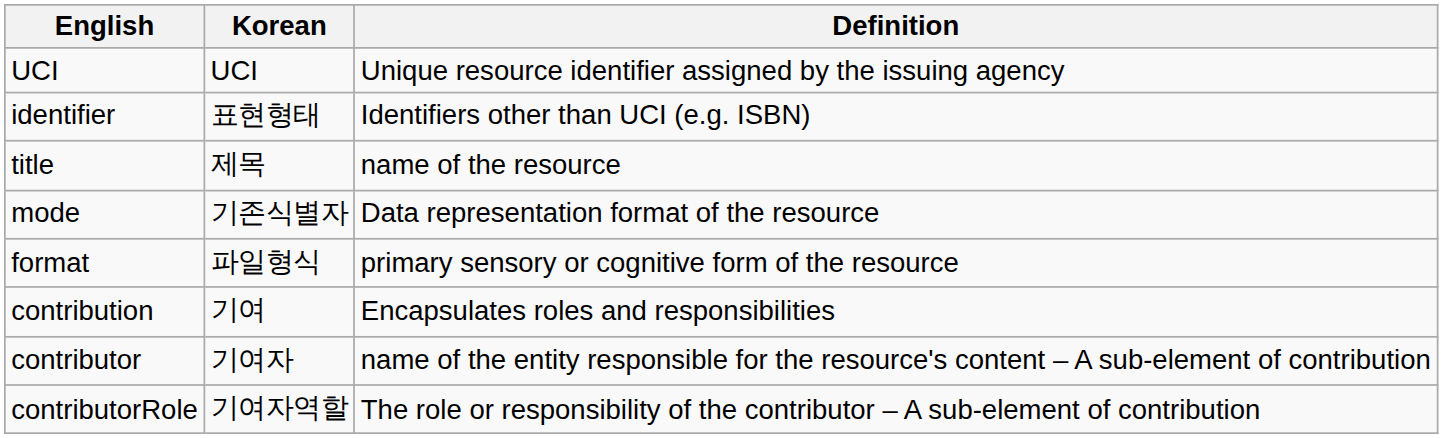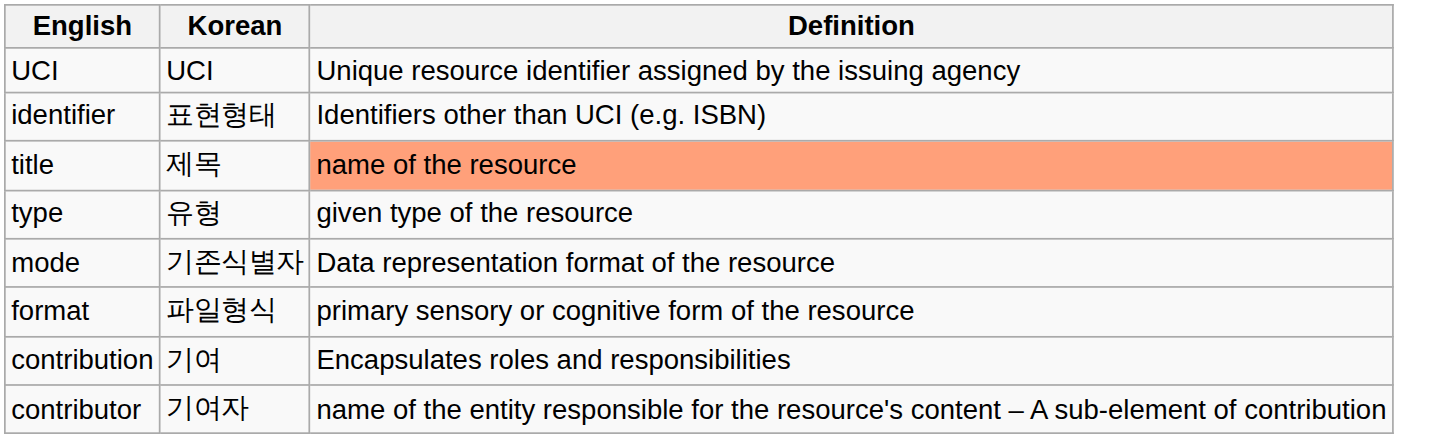(491, 164) no background -> (446, 164) lightsalmon background
+ row: (37, 213)
- row: (105, 409)
